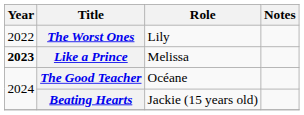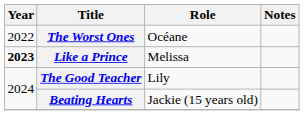(159, 36) Lily -> (167, 36) Océane
(167, 78) Océane -> (159, 78) Lily
